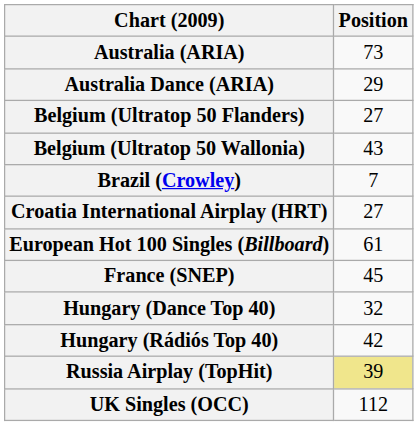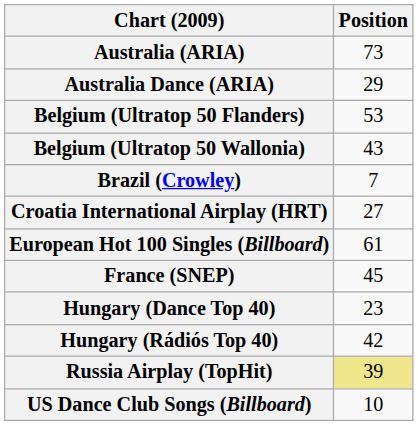(373, 116) 27 -> (373, 116) 53
(373, 308) 32 -> (373, 308) 23
- row: (169, 404)
+ row: (169, 404)
